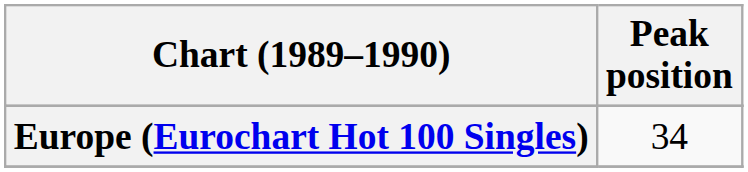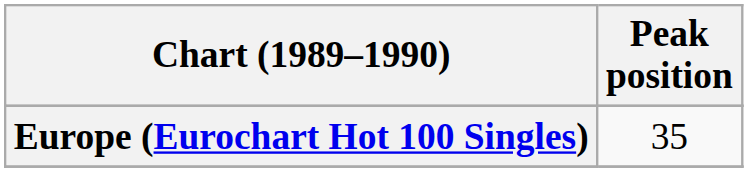(669, 135) 34 -> (669, 135) 35
